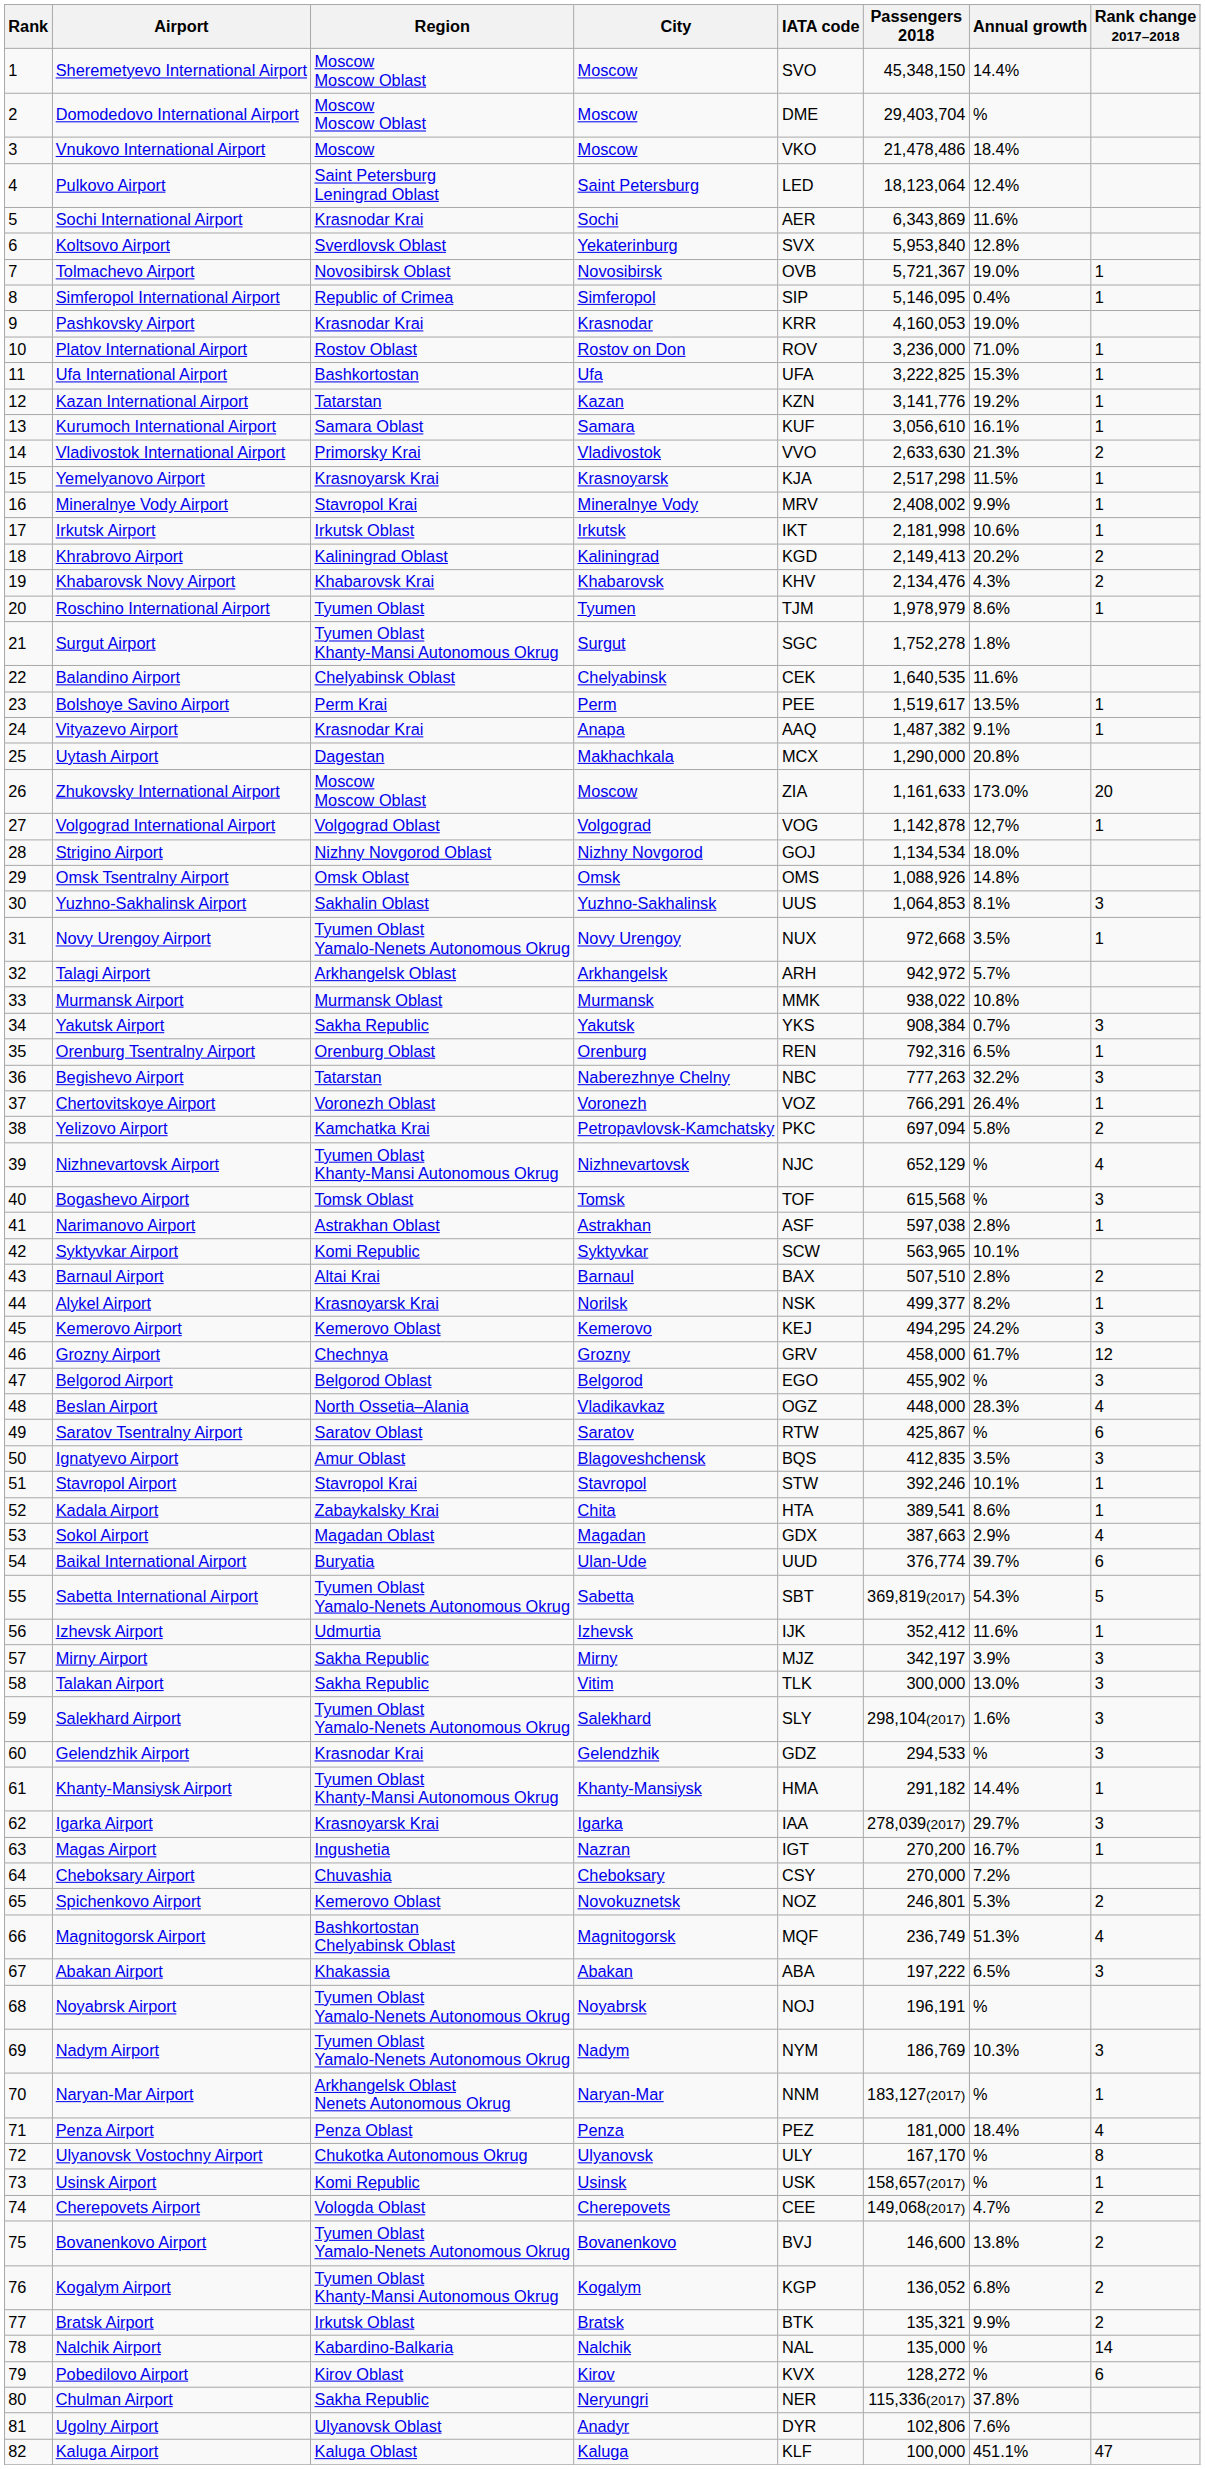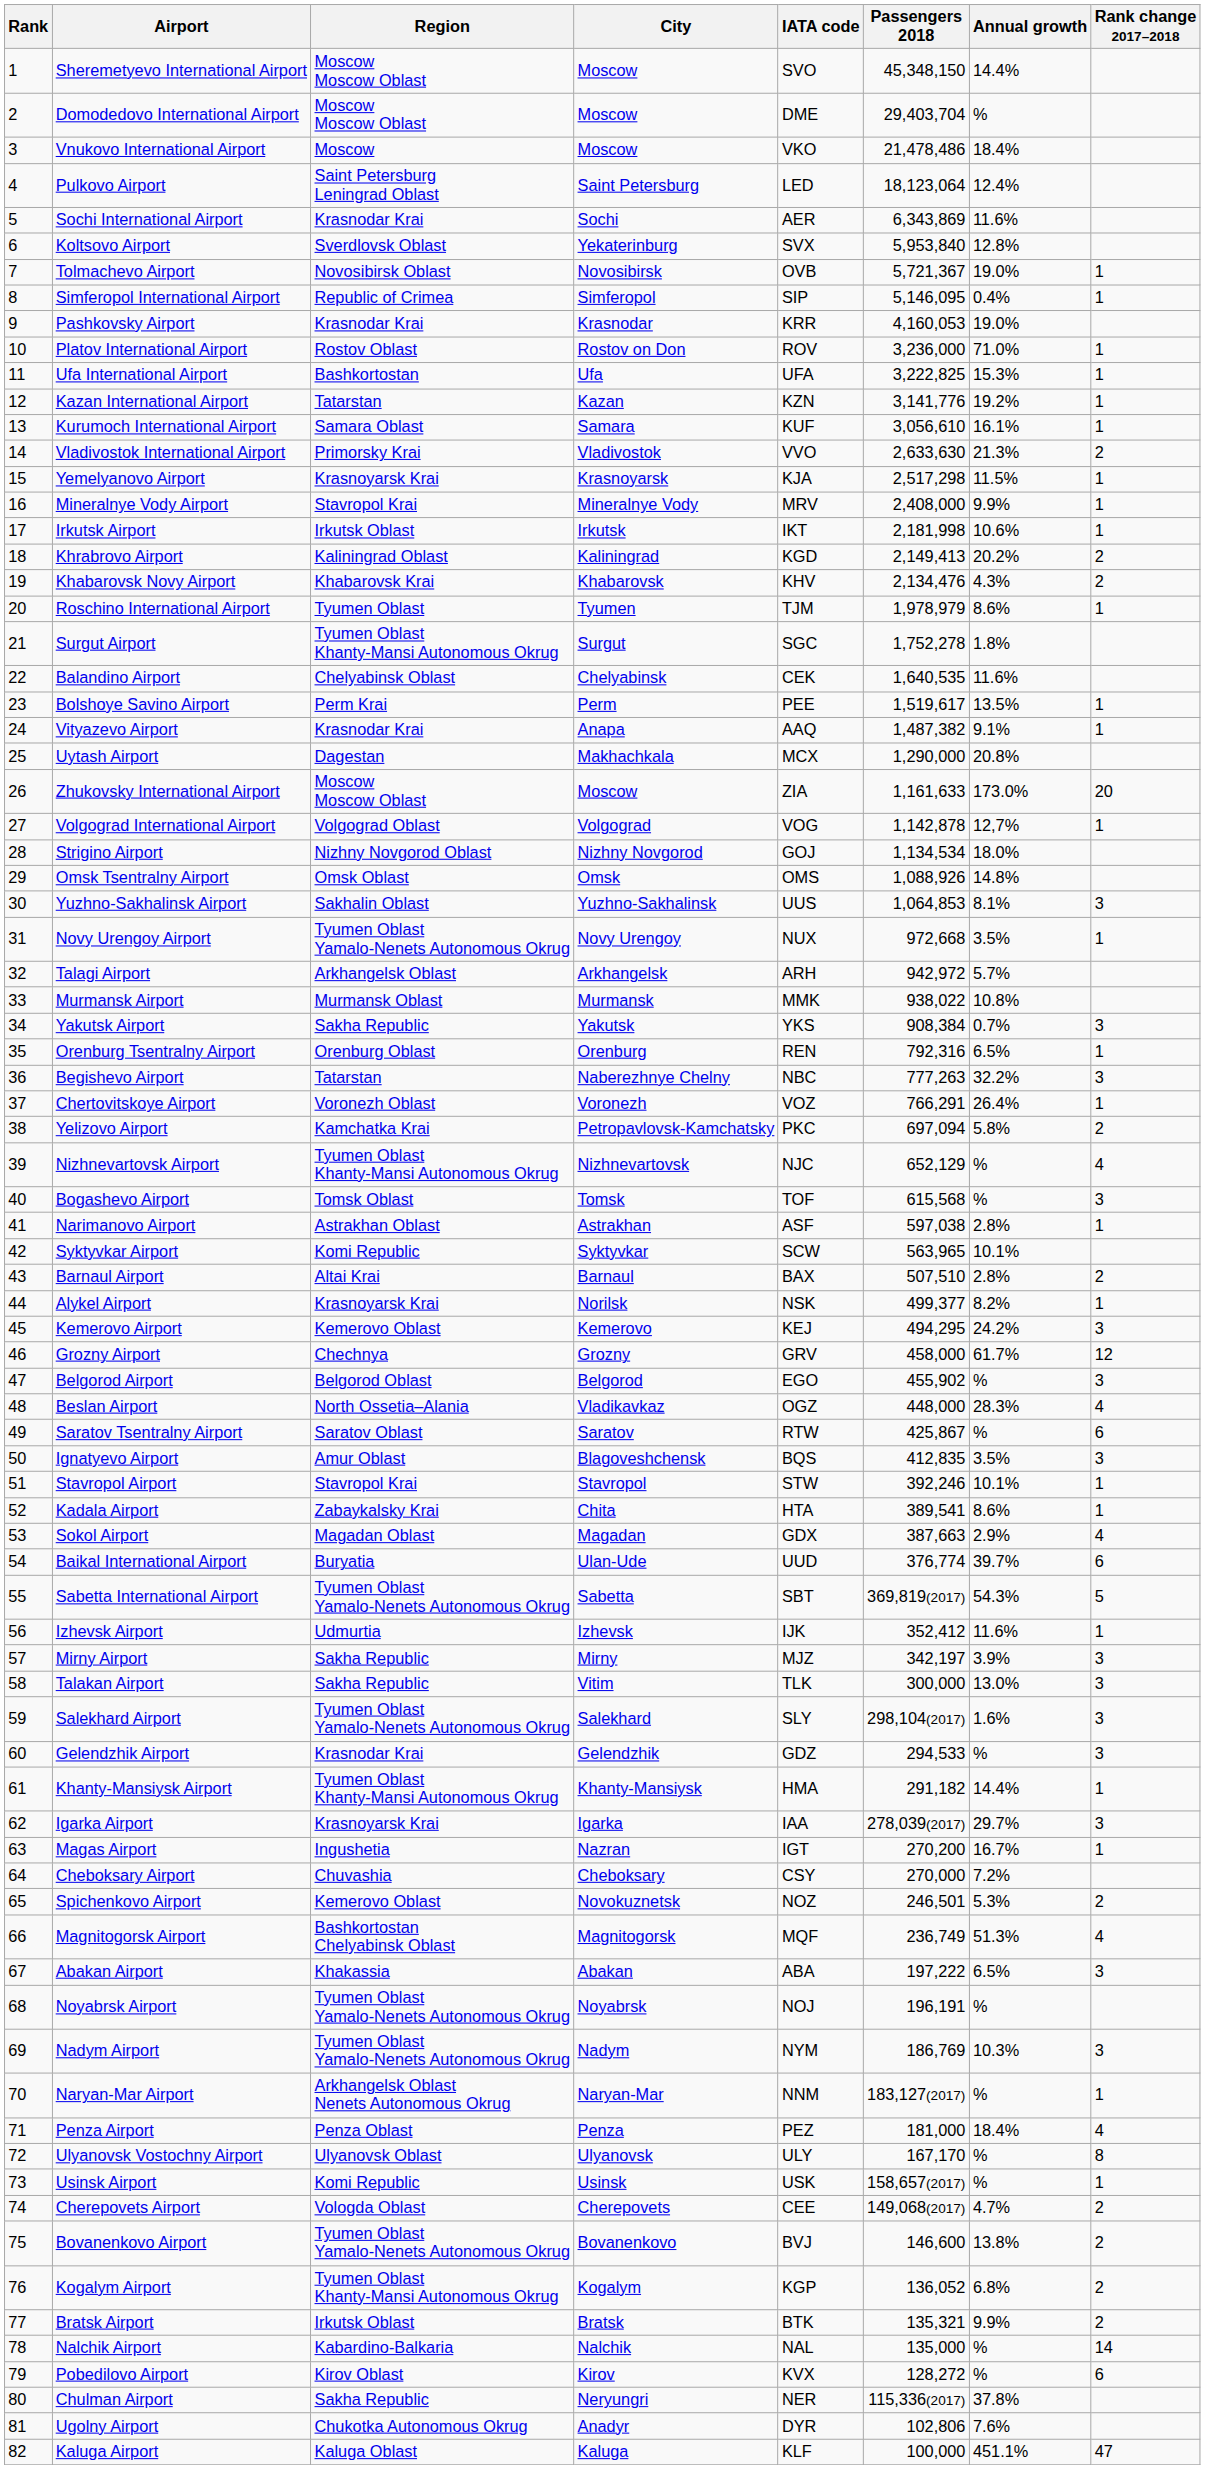(929, 505) 2,408,002 -> (929, 505) 2,408,000
(936, 1901) 246,801 -> (936, 1901) 246,501
(421, 2156) Chukotka Autonomous Okrug -> (378, 2156) Ulyanovsk Oblast
(378, 2426) Ulyanovsk Oblast -> (421, 2426) Chukotka Autonomous Okrug
